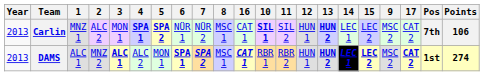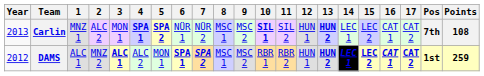columns swapped: (390, 12) <-> (245, 12)
(461, 32) 106 -> (461, 32) 108
(18, 58) 2013 -> (18, 58) 2012
(461, 58) 274 -> (461, 58) 259
